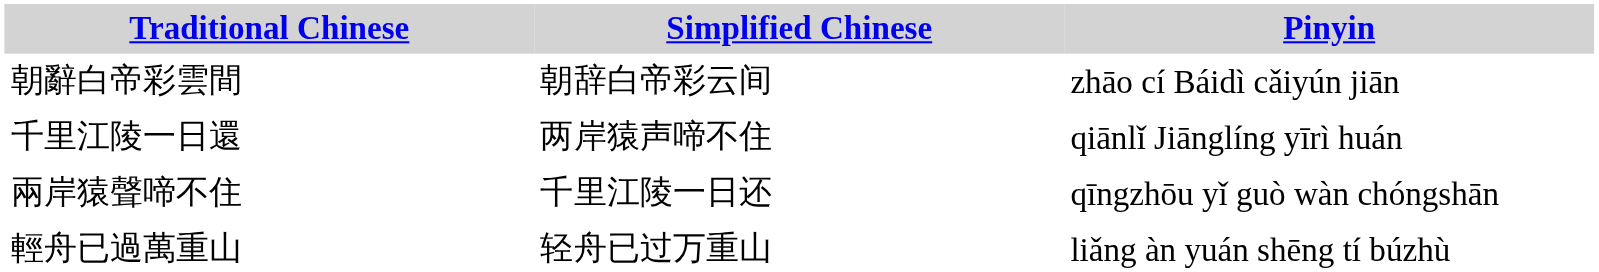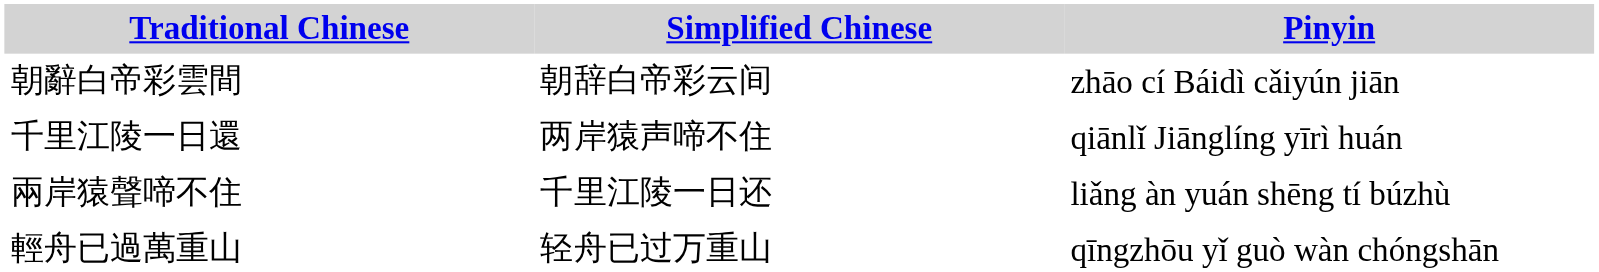(1285, 192) qīngzhōu yǐ guò wàn chóngshān -> (1260, 192) liǎng àn yuán shēng tí búzhù
(1260, 248) liǎng àn yuán shēng tí búzhù -> (1285, 248) qīngzhōu yǐ guò wàn chóngshān
